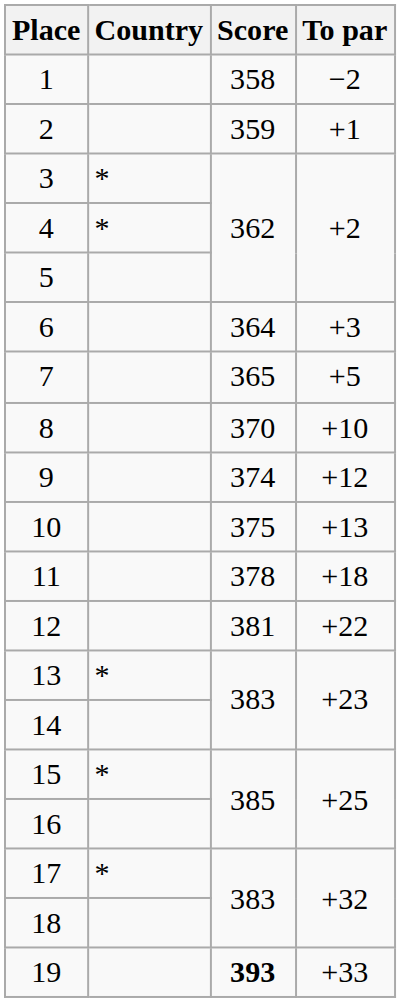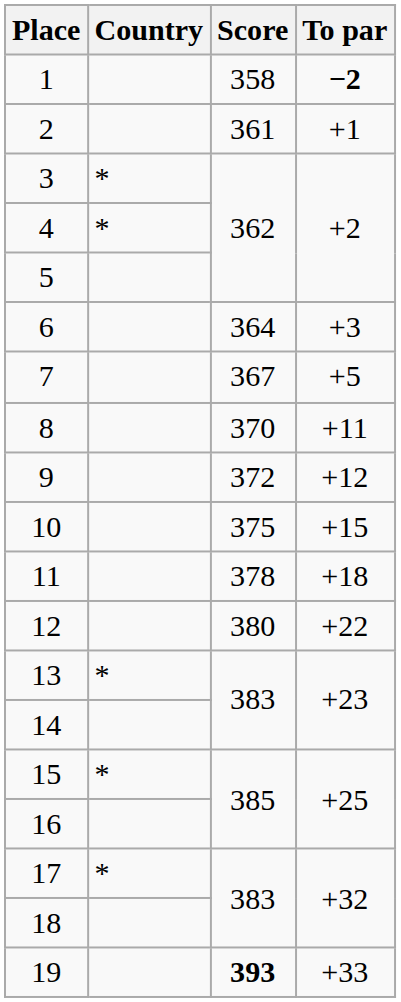(345, 79) normal -> (345, 79) bold
(253, 128) 359 -> (253, 128) 361
(253, 376) 365 -> (253, 376) 367
(345, 426) +10 -> (345, 426) +11
(253, 476) 374 -> (253, 476) 372
(345, 525) +13 -> (345, 525) +15
(253, 624) 381 -> (253, 624) 380
